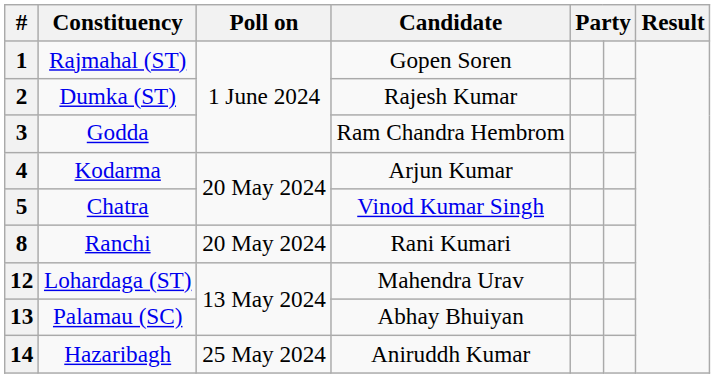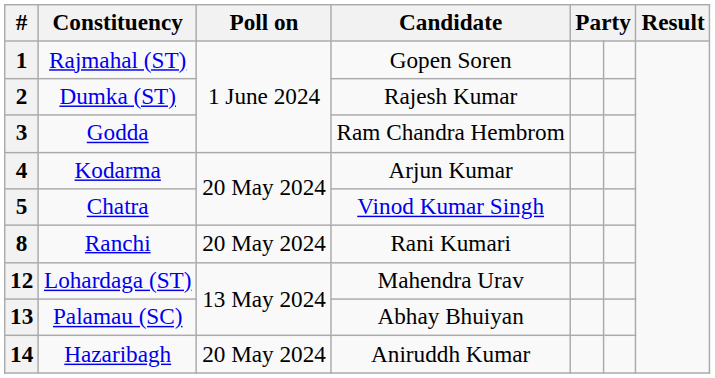(264, 354) 25 May 2024 -> (264, 354) 20 May 2024
